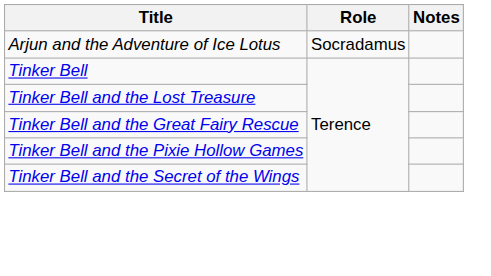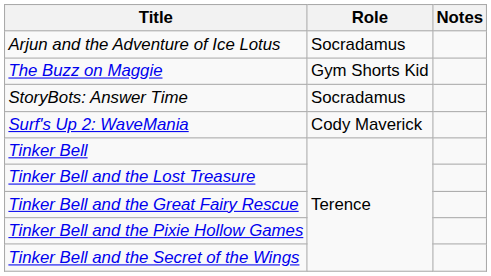+ row: (85, 71)
+ row: (98, 97)
+ row: (99, 124)
